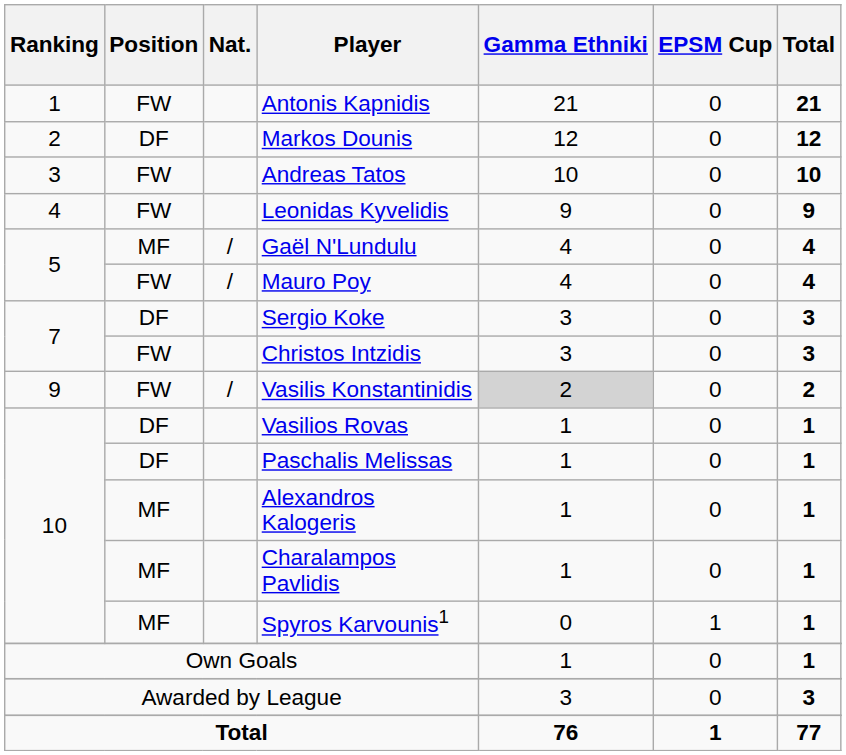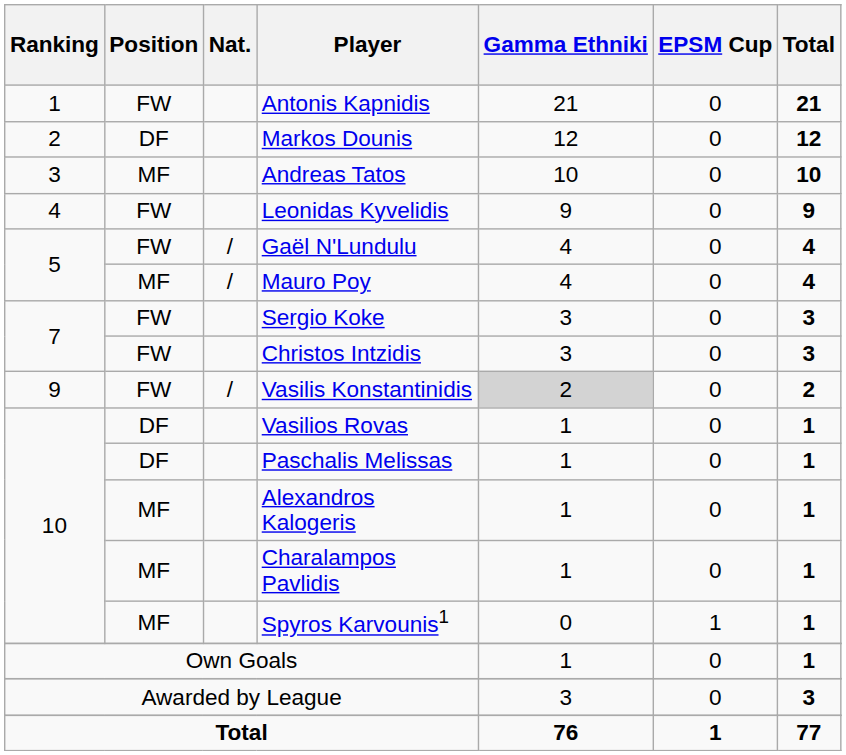(154, 174) FW -> (154, 174) MF
(154, 246) MF -> (154, 246) FW
(154, 282) FW -> (154, 282) MF
(154, 317) DF -> (154, 317) FW
